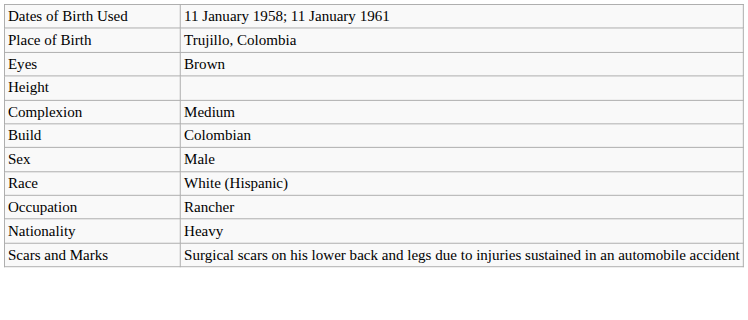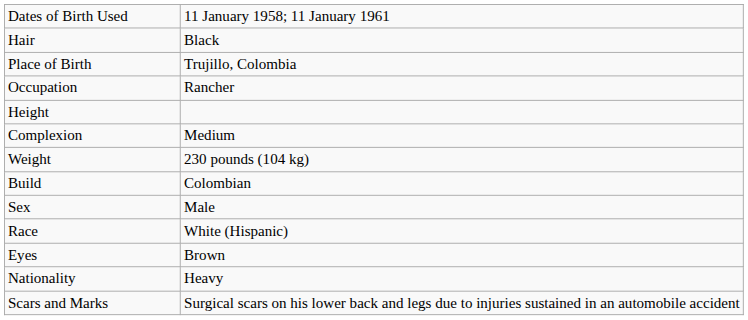+ row: (21, 40)
rows swapped: (23, 64) <-> (43, 207)
+ row: (29, 159)
